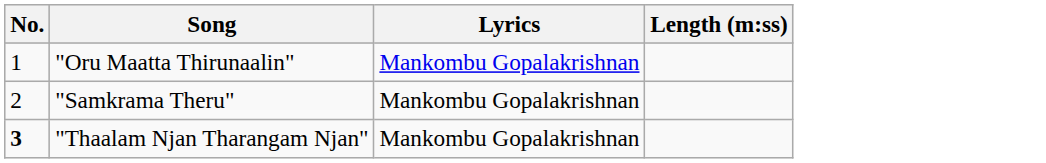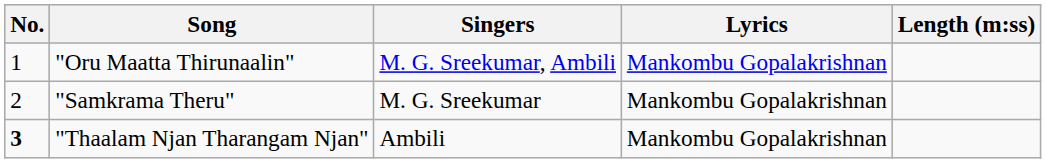+ column: (498, 23)
